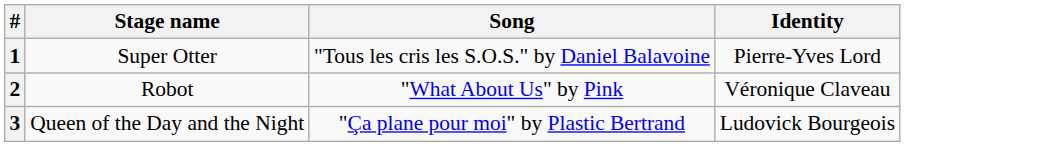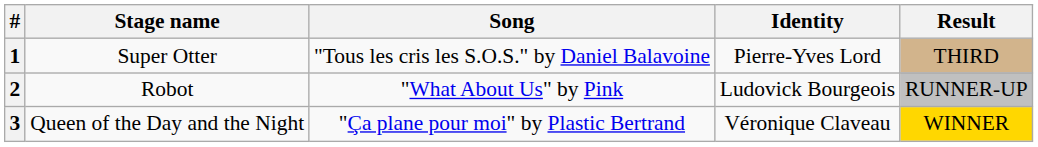+ column: (966, 21)
(807, 89) Véronique Claveau -> (807, 89) Ludovick Bourgeois
(807, 123) Ludovick Bourgeois -> (807, 123) Véronique Claveau
